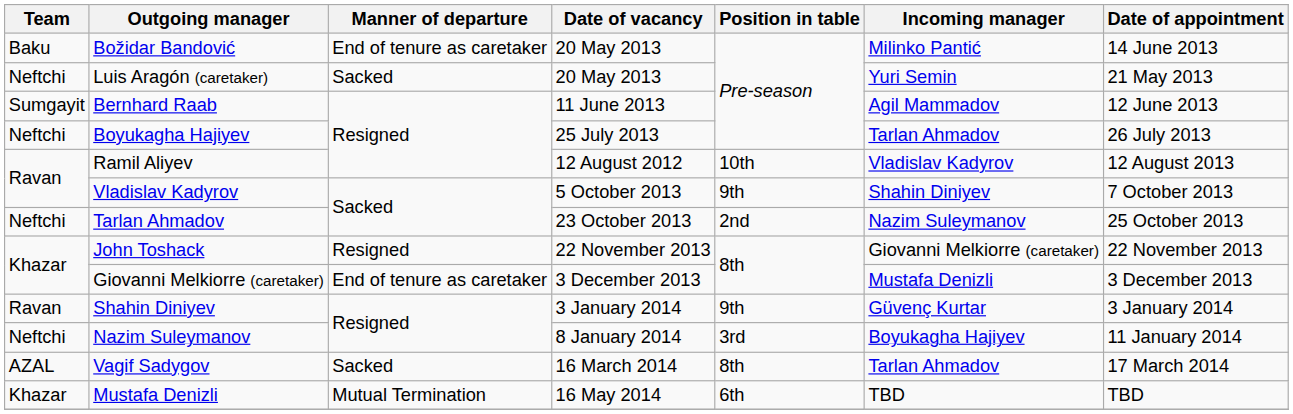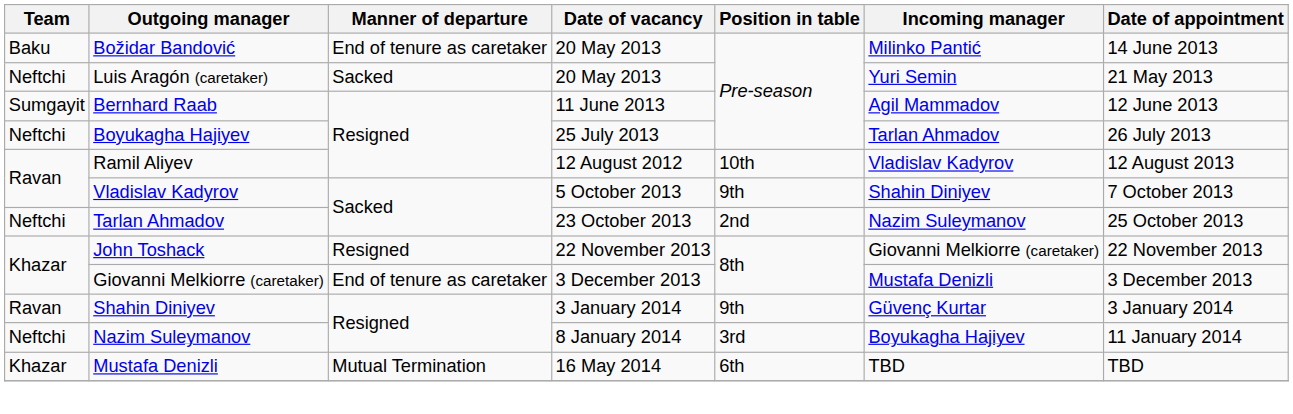- row: (151, 366)
